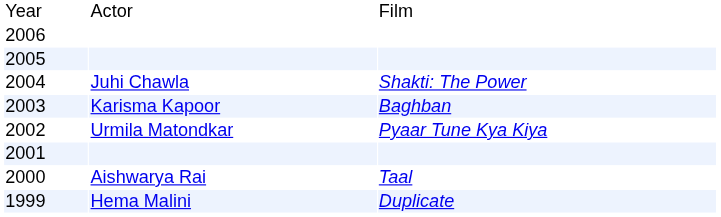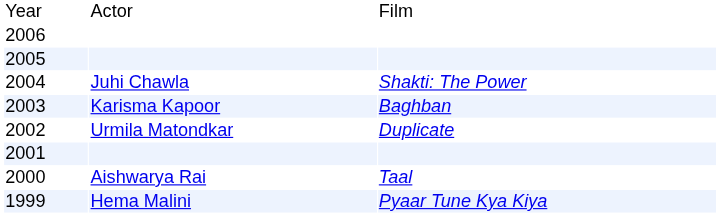(463, 130) Pyaar Tune Kya Kiya -> (417, 130) Duplicate
(417, 201) Duplicate -> (463, 201) Pyaar Tune Kya Kiya
